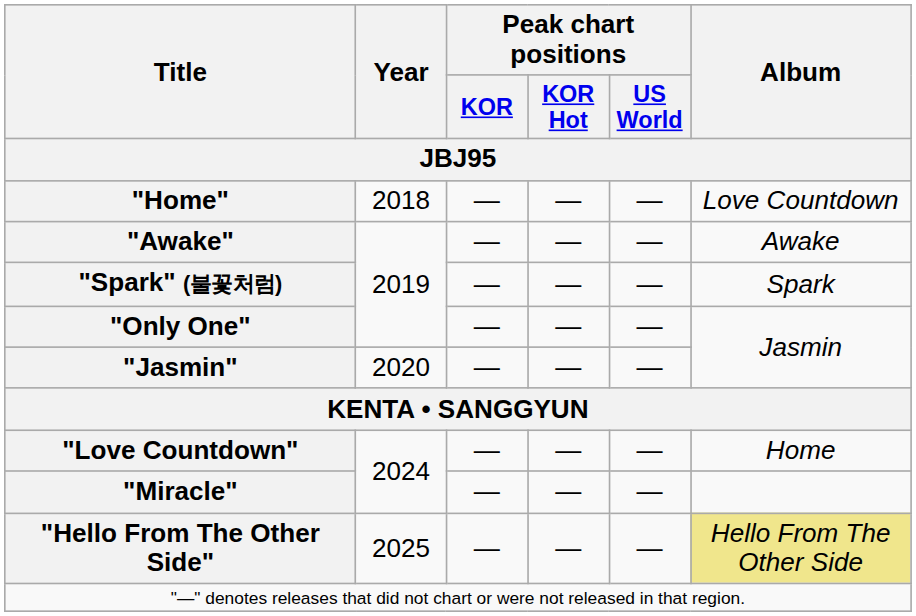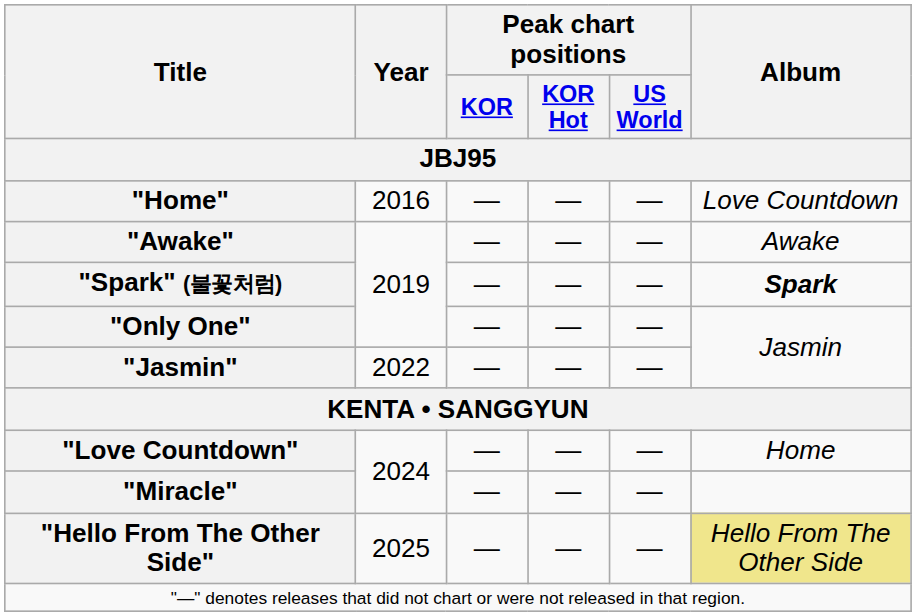(401, 200) 2018 -> (401, 200) 2016
(801, 283) normal -> (801, 283) bold
(401, 367) 2020 -> (401, 367) 2022
